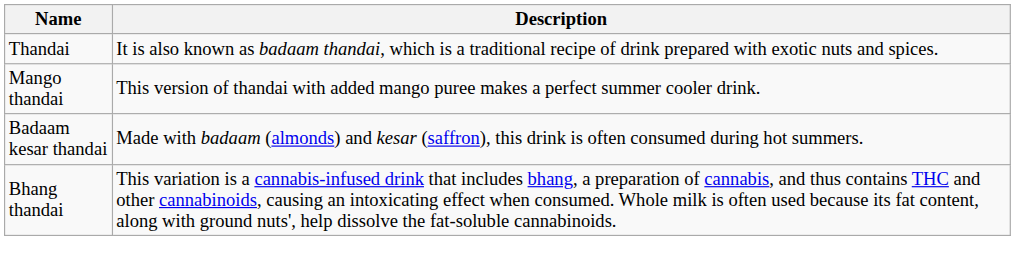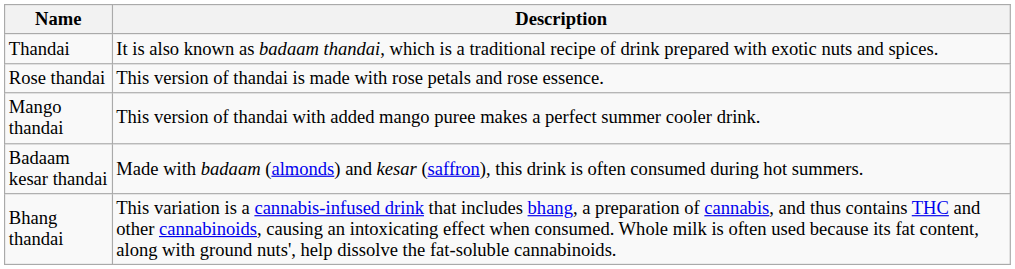+ row: (57, 78)
